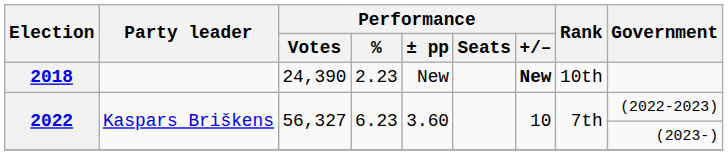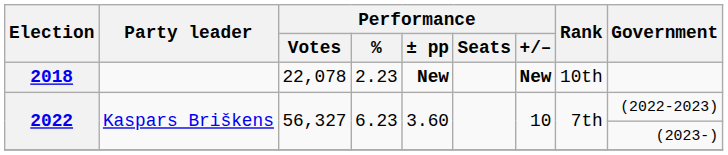(314, 77) 24,390 -> (314, 77) 22,078
(433, 77) normal -> (433, 77) bold
